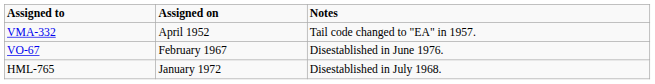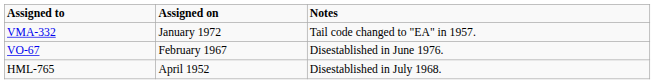(184, 32) April 1952 -> (190, 32) January 1972
(190, 69) January 1972 -> (184, 69) April 1952
